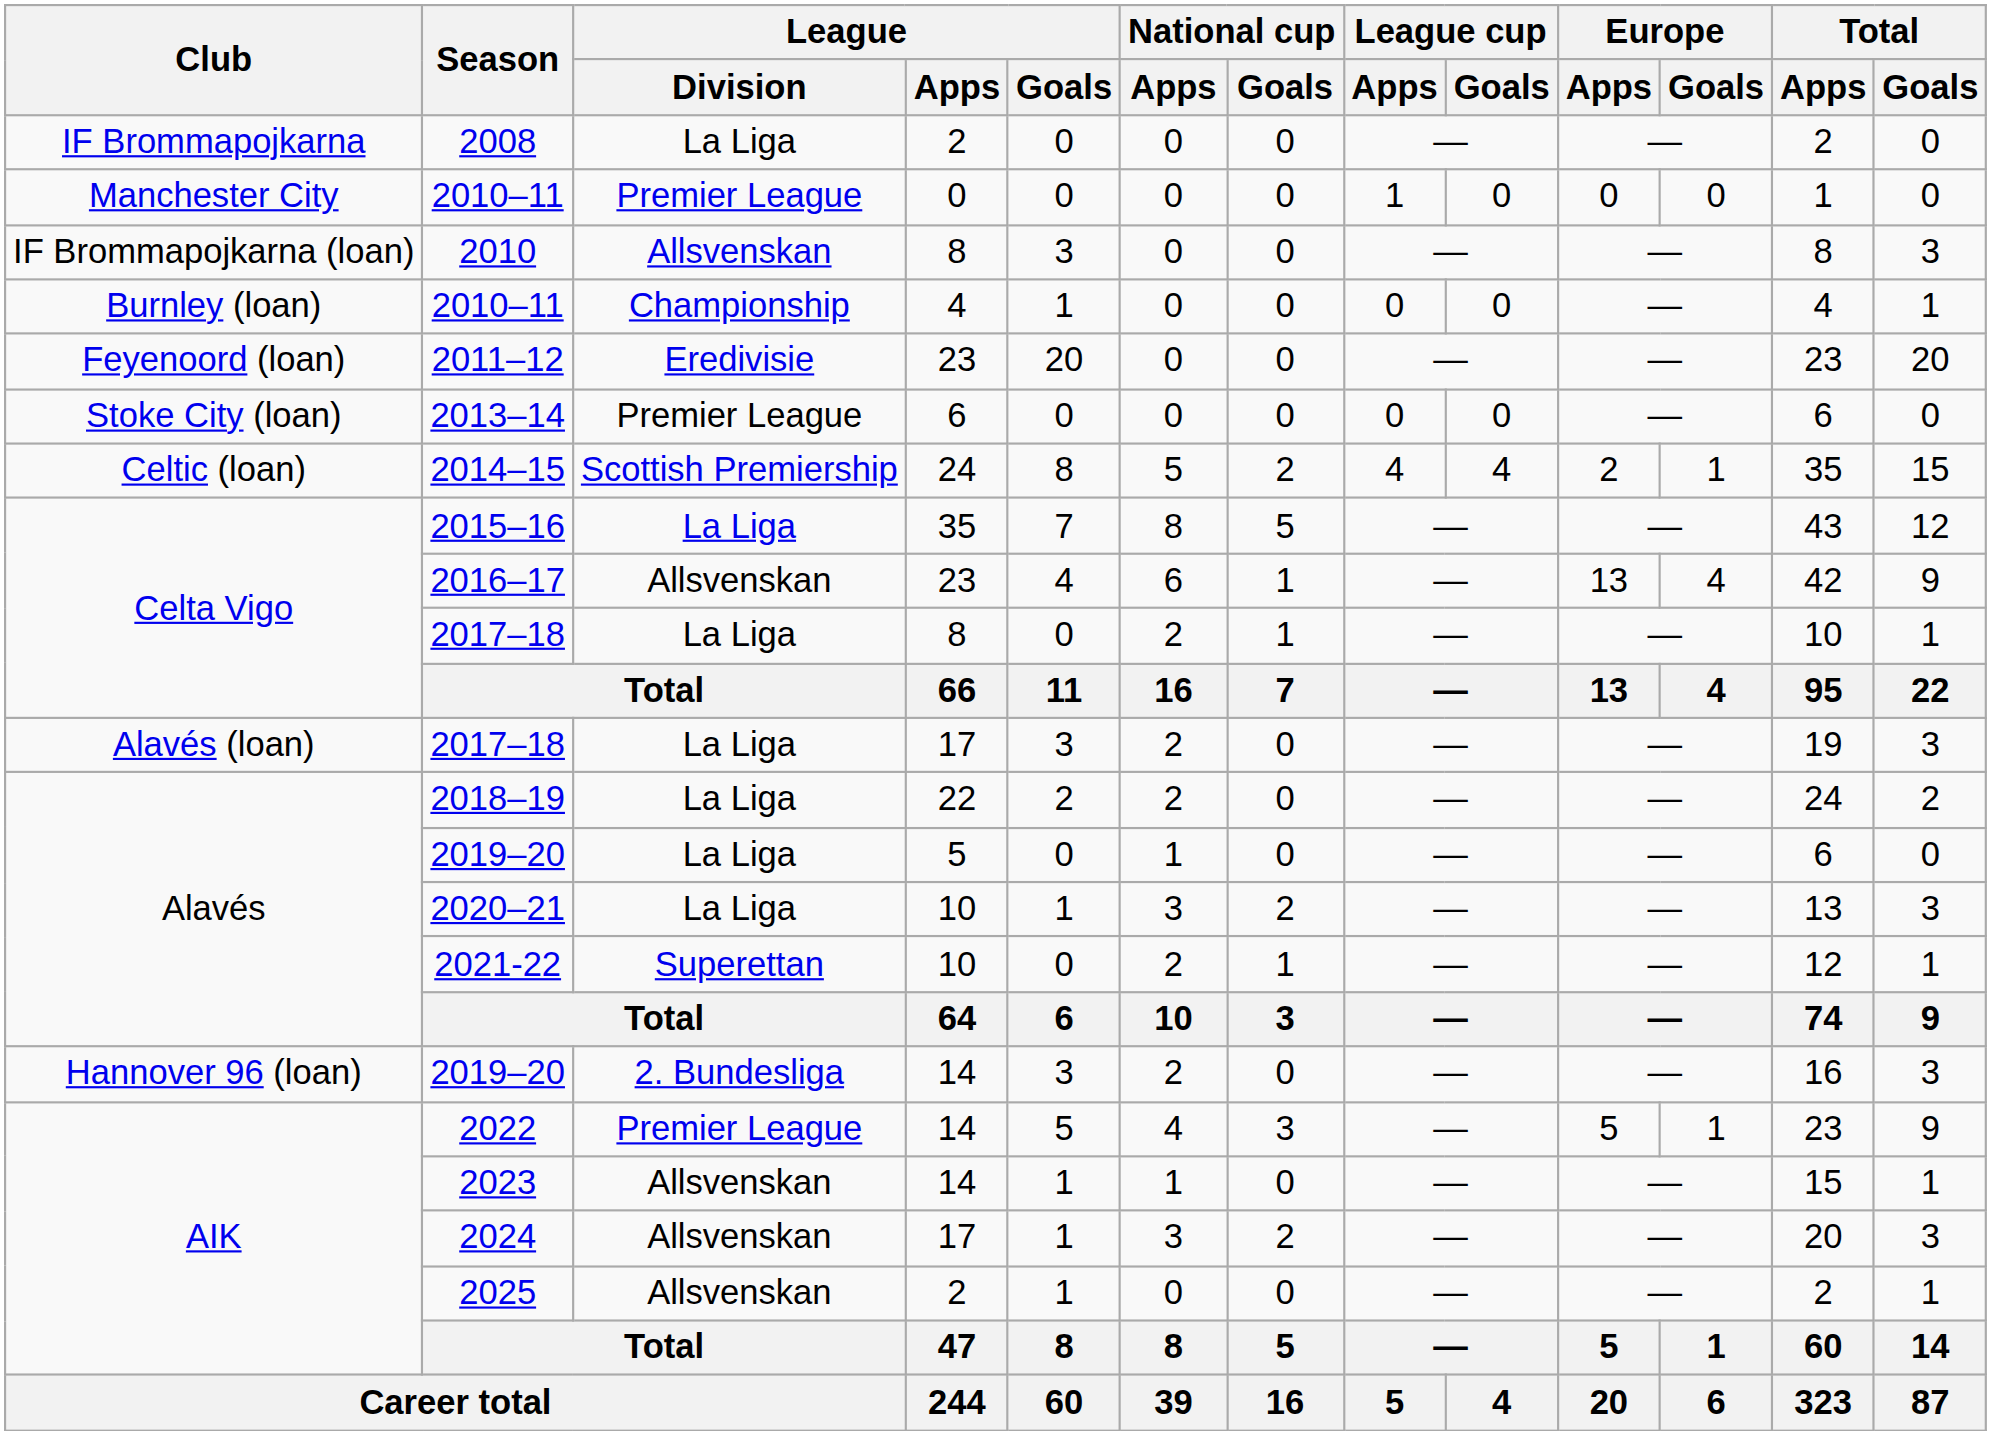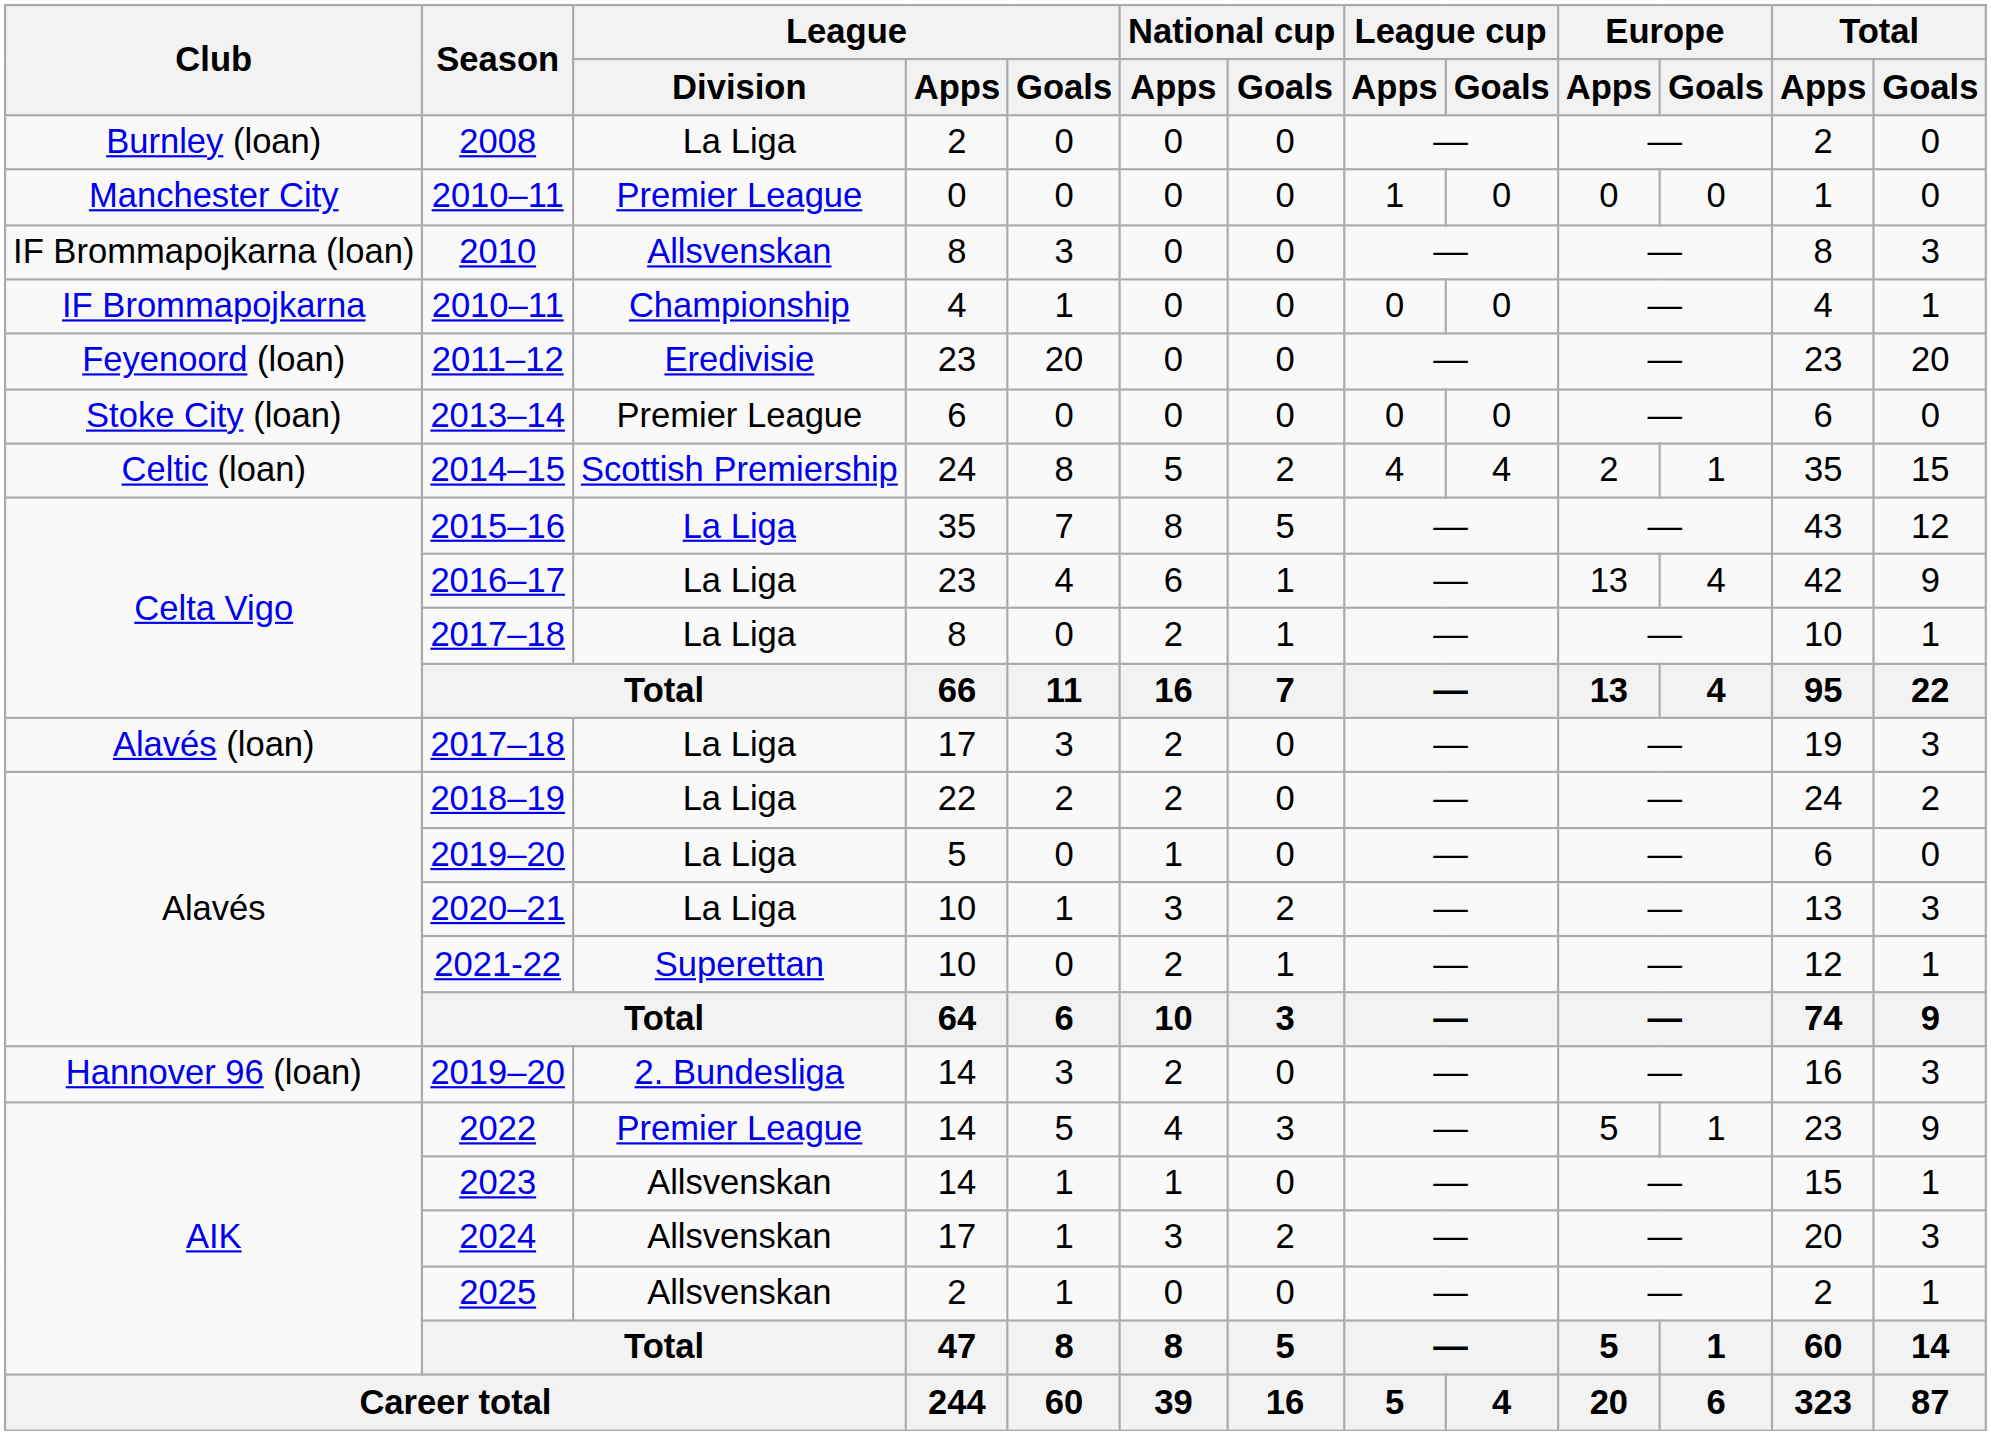(214, 141) IF Brommapojkarna -> (214, 141) Burnley (loan)
(214, 305) Burnley (loan) -> (214, 305) IF Brommapojkarna
(739, 580) Allsvenskan -> (739, 580) La Liga
